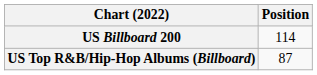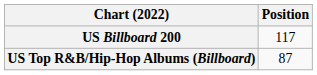(285, 37) 114 -> (285, 37) 117
